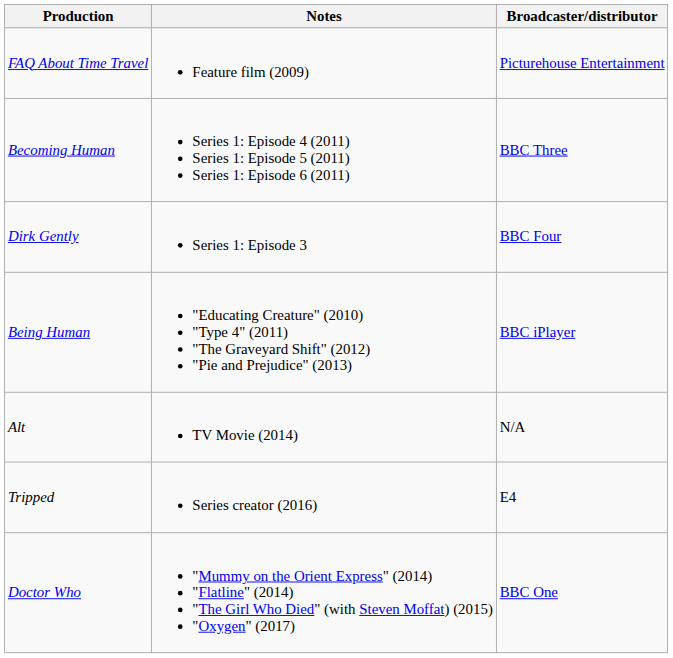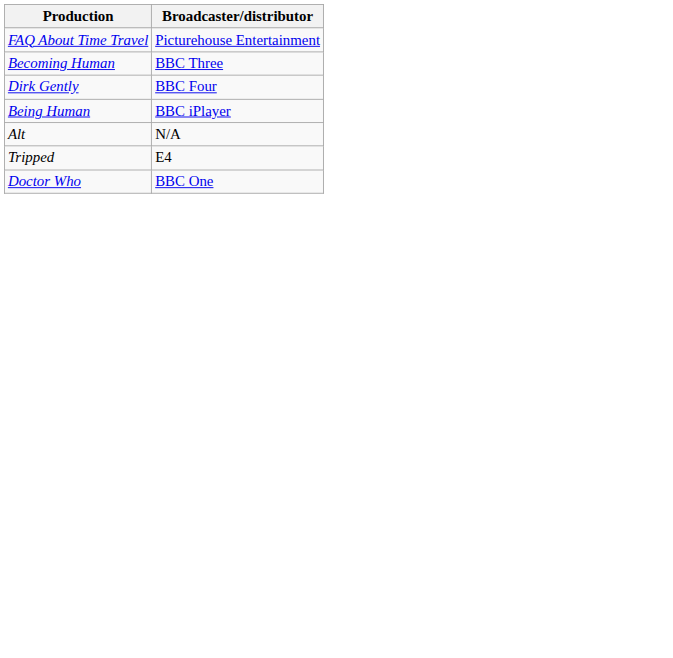- column: (324, 16)
